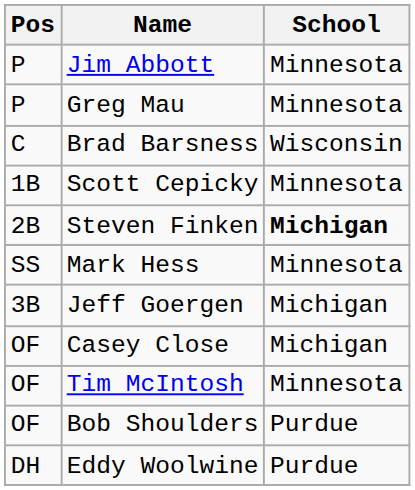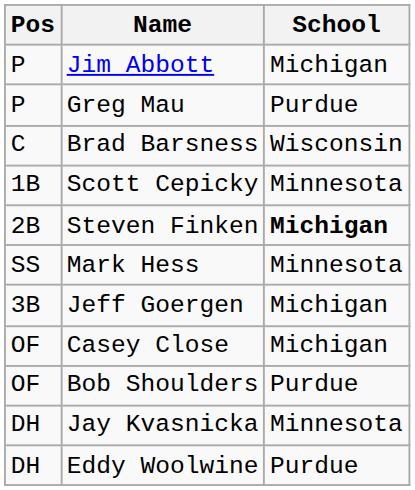(336, 65) Minnesota -> (329, 65) Michigan
(336, 105) Minnesota -> (314, 105) Purdue
- row: (155, 385)
+ row: (163, 425)
